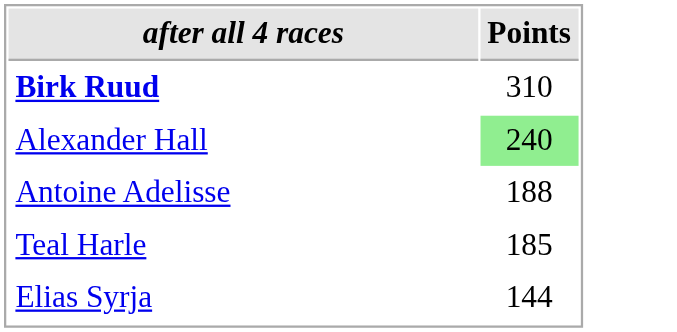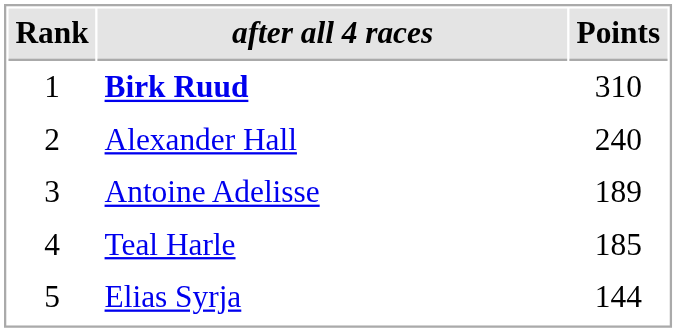+ column: (52, 32)
(529, 140) lightgreen background -> (618, 140) no background
(529, 192) 188 -> (618, 192) 189
